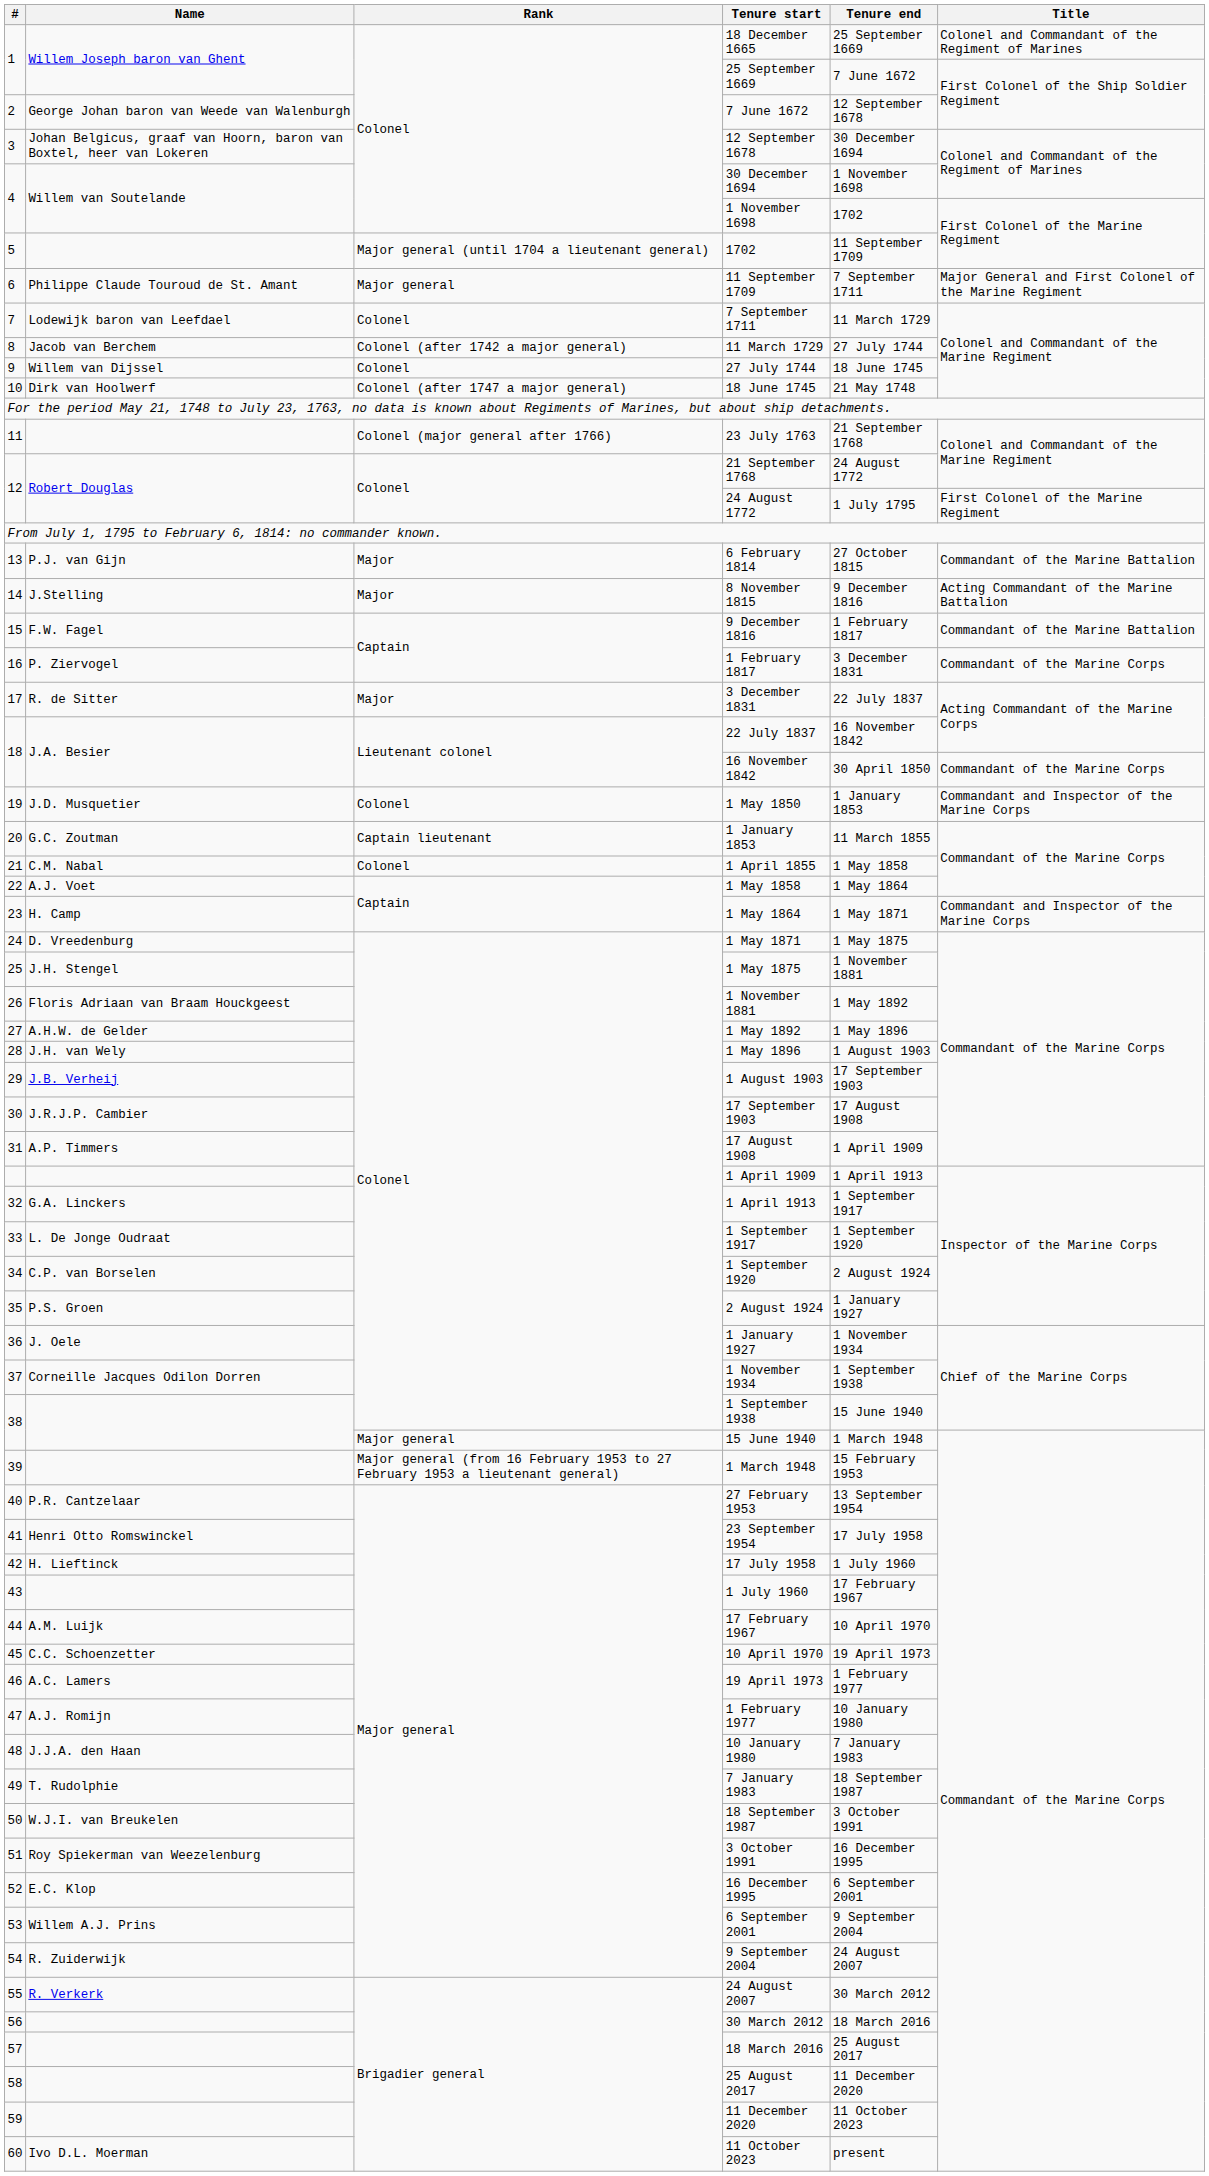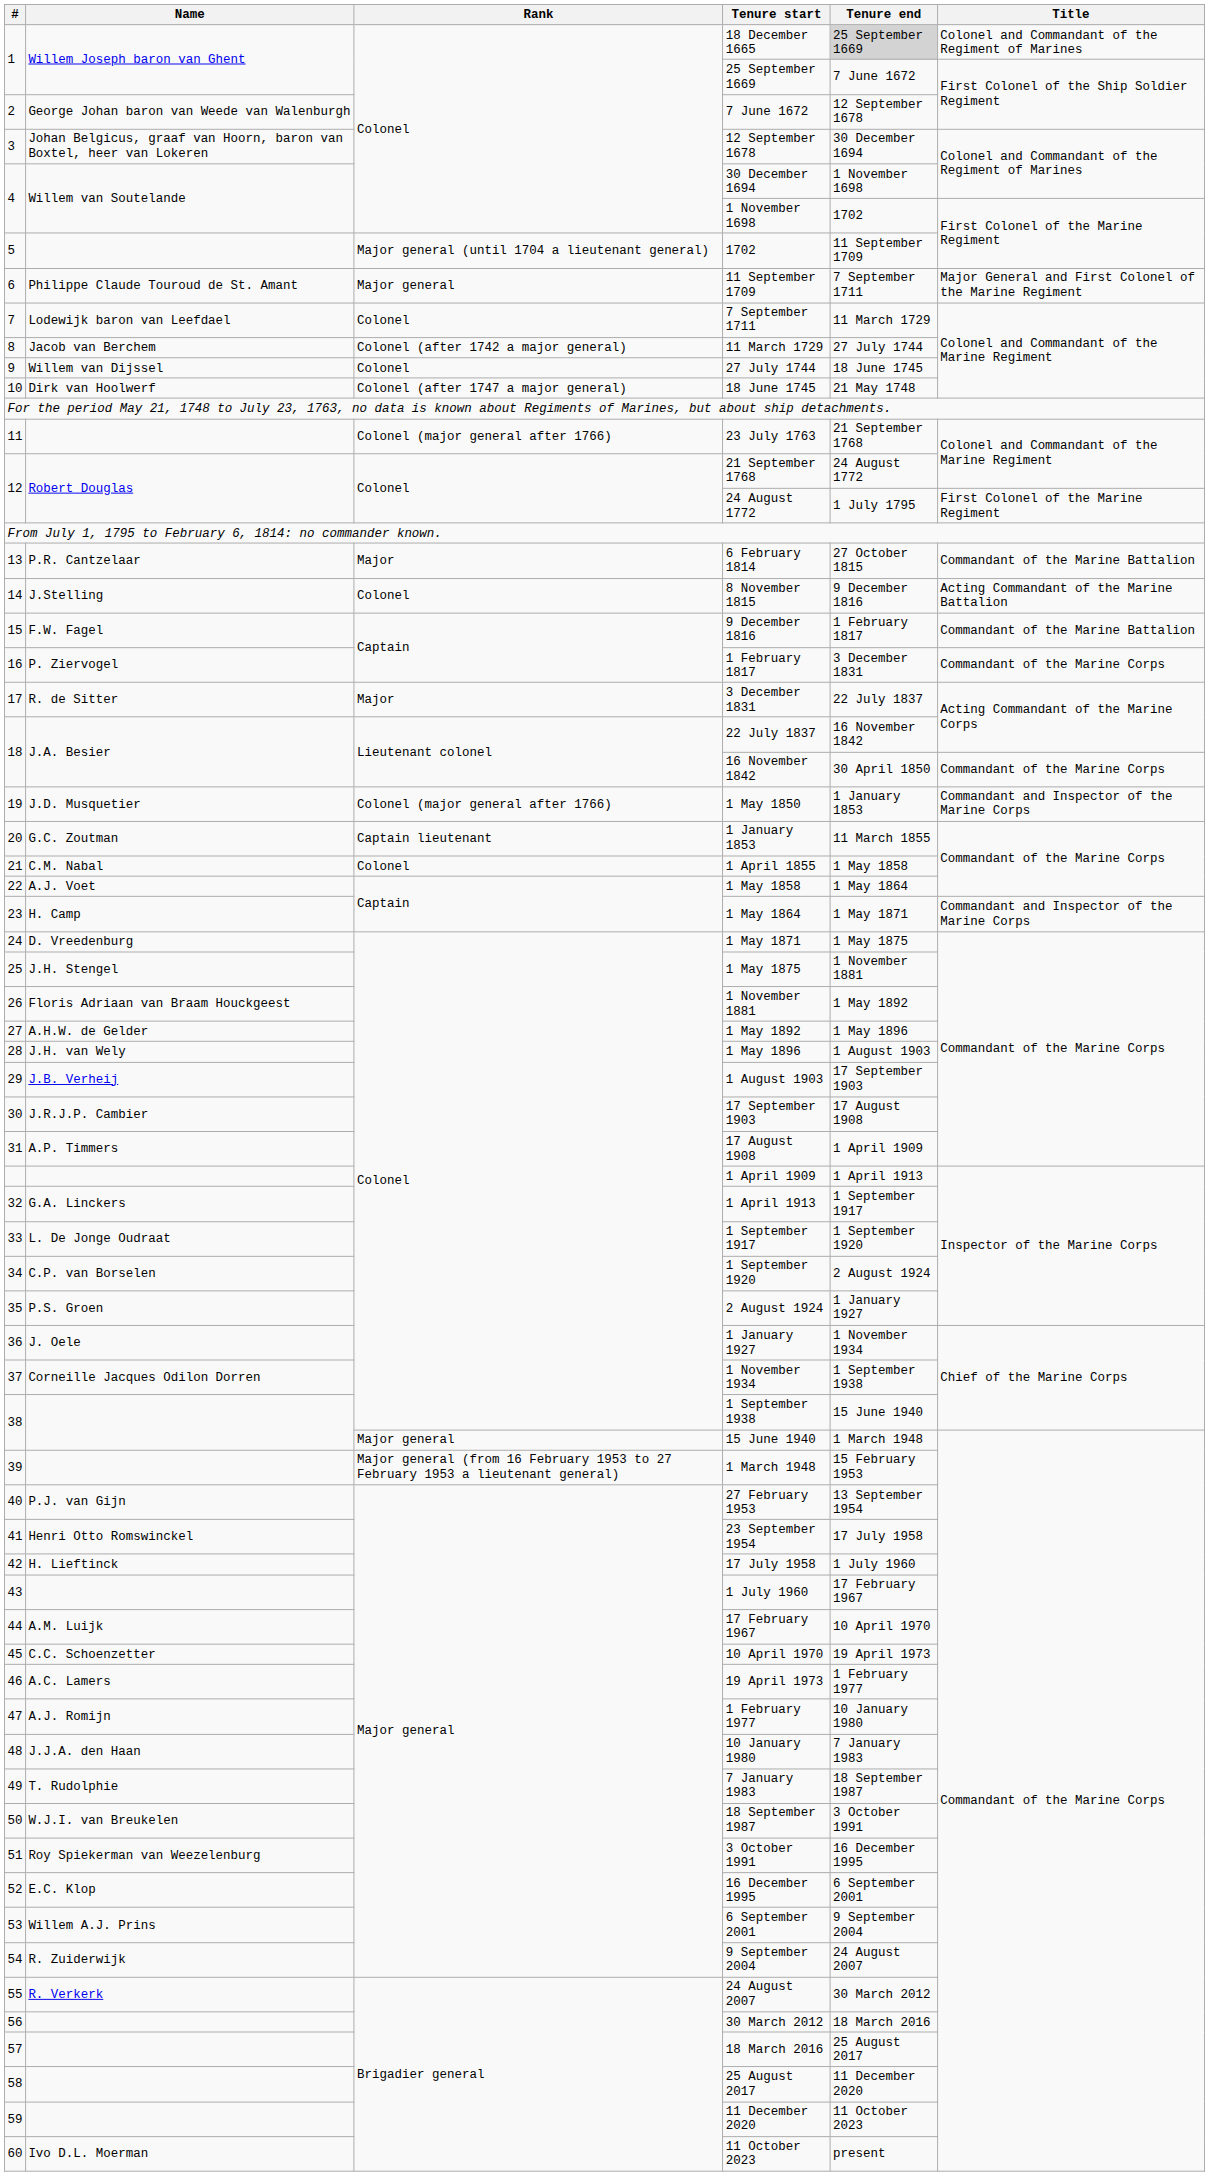(878, 42) no background -> (878, 42) lightgrey background
(77, 561) P.J. van Gijn -> (85, 561) P.R. Cantzelaar
(376, 596) Major -> (383, 596) Colonel
(383, 804) Colonel -> (484, 804) Colonel (major general after 1766)
(85, 1502) P.R. Cantzelaar -> (77, 1502) P.J. van Gijn
